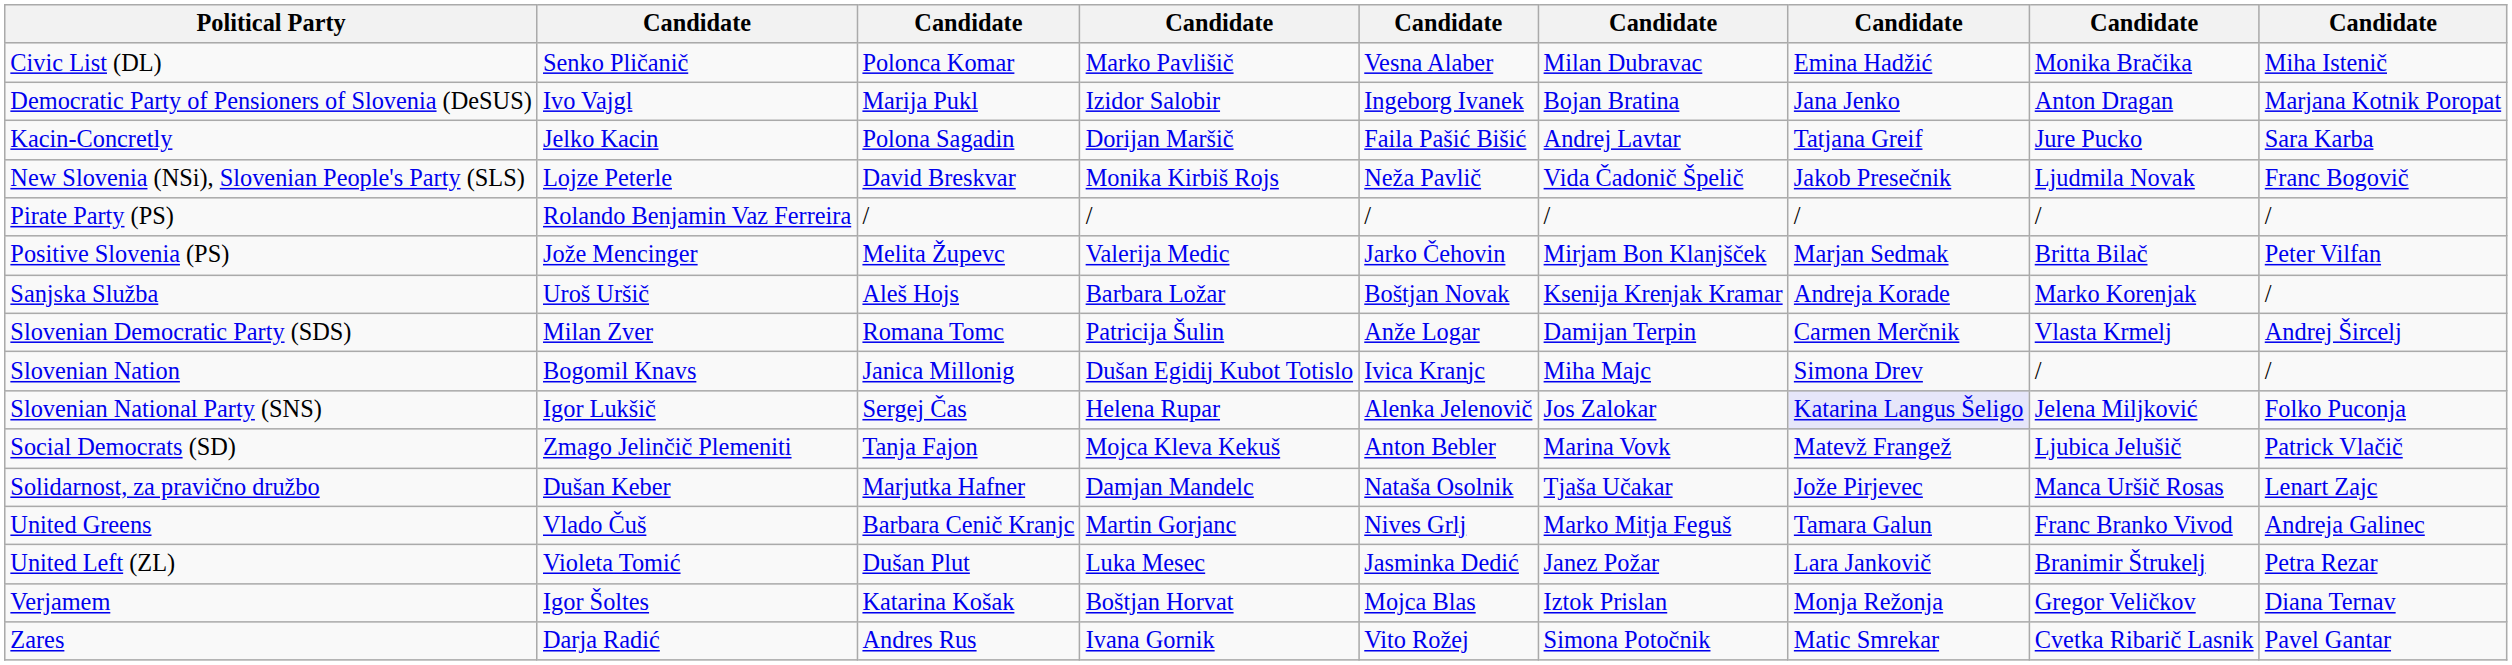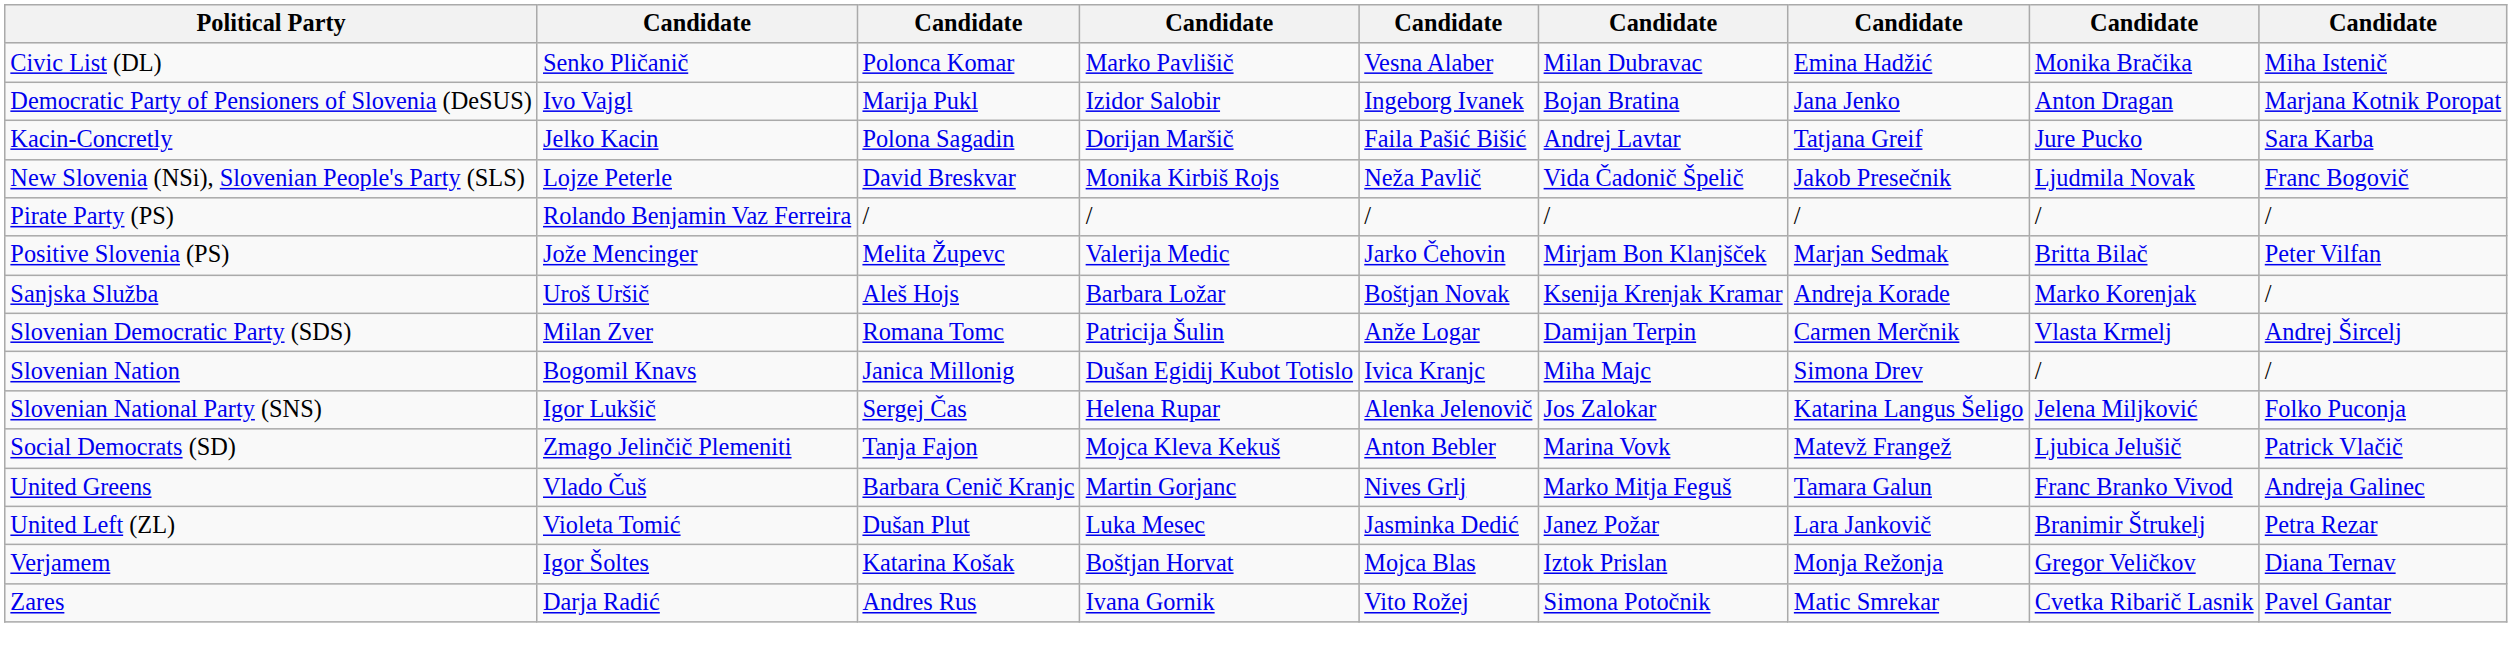(1909, 409) lavender background -> (1909, 409) no background
- row: (165, 486)
